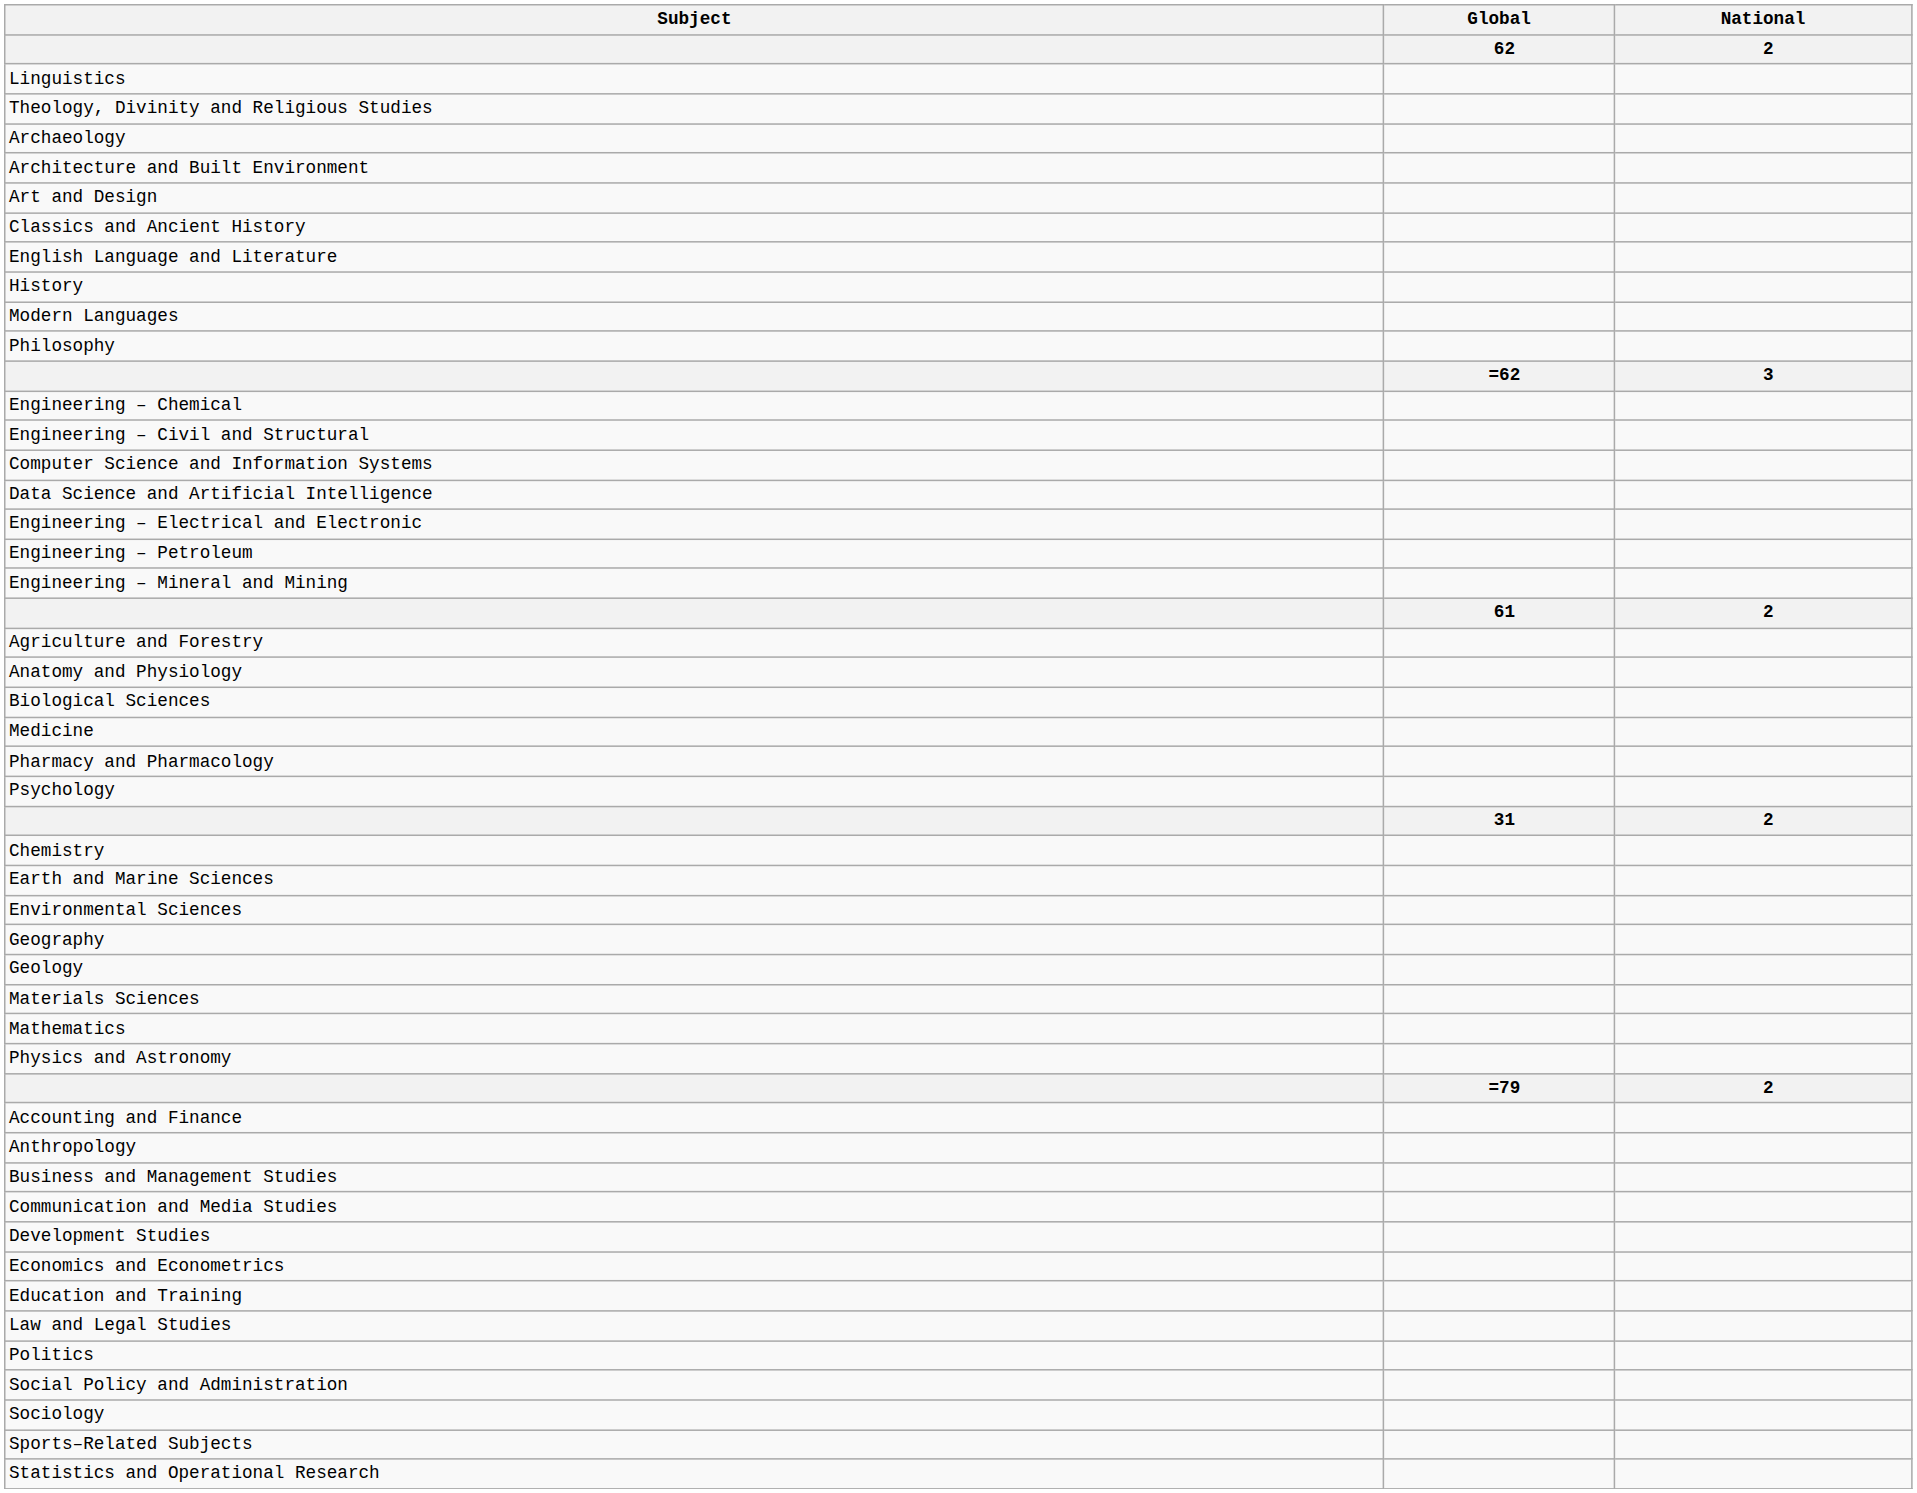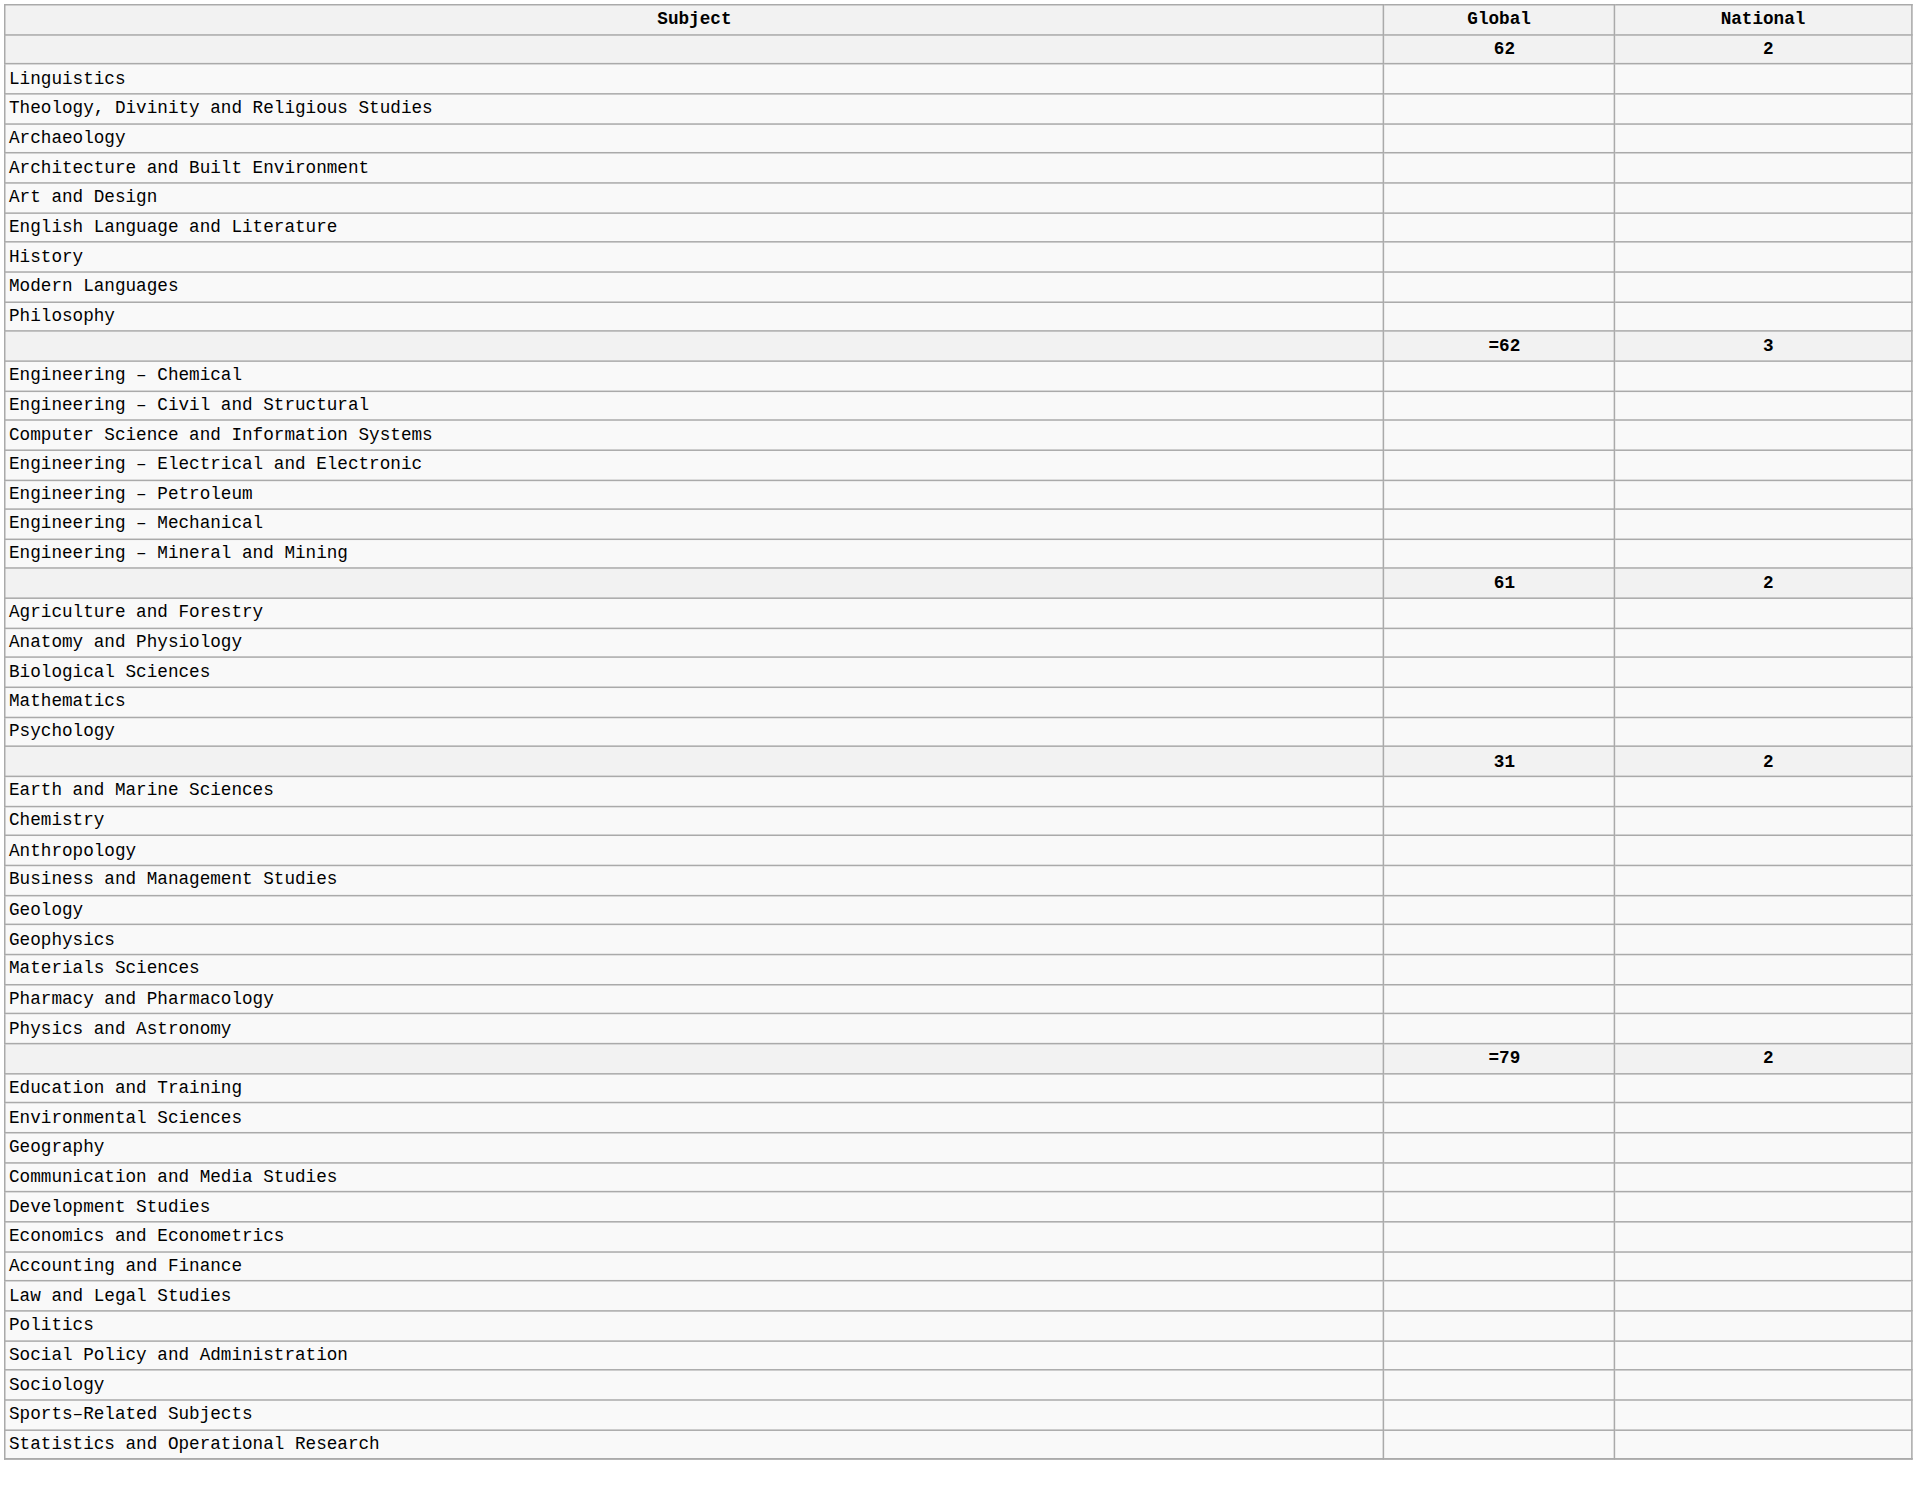- row: (157, 227)
- row: (221, 494)
+ row: (136, 524)
- row: (51, 732)
rows swapped: (141, 761) <-> (67, 1028)
rows swapped: (57, 850) <-> (141, 880)
rows swapped: (126, 910) <-> (73, 1147)
rows swapped: (57, 939) <-> (173, 1177)
+ row: (62, 939)
rows swapped: (126, 1117) <-> (126, 1296)
